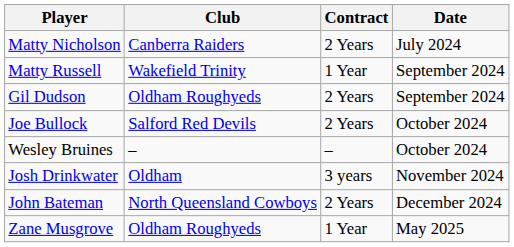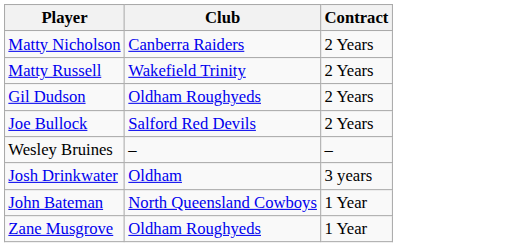- column: (450, 17)
(346, 70) 1 Year -> (349, 70) 2 Years
(349, 202) 2 Years -> (346, 202) 1 Year
